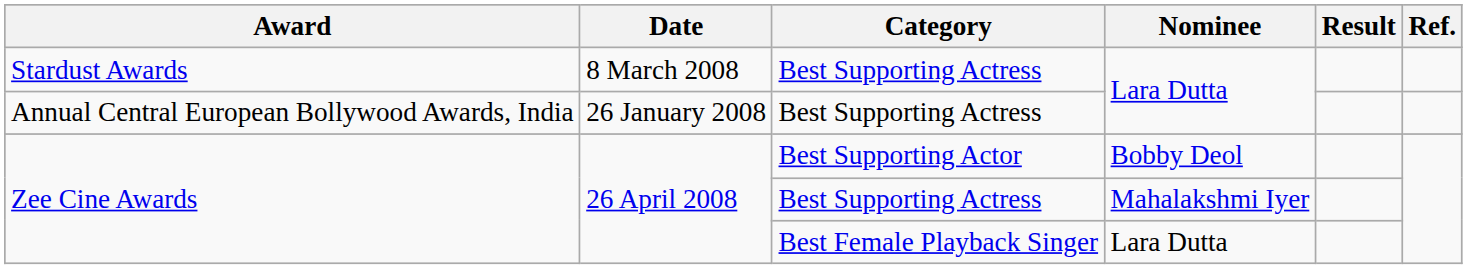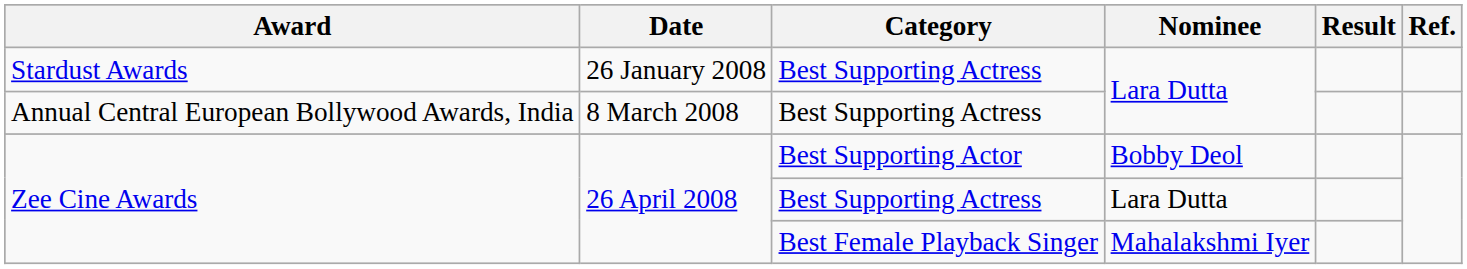(662, 69) 8 March 2008 -> (676, 69) 26 January 2008
(676, 112) 26 January 2008 -> (662, 112) 8 March 2008
(1210, 198) Mahalakshmi Iyer -> (1169, 198) Lara Dutta
(1169, 241) Lara Dutta -> (1210, 241) Mahalakshmi Iyer
